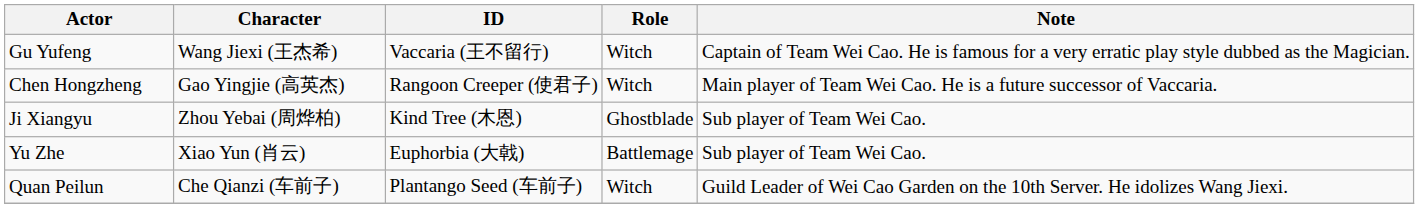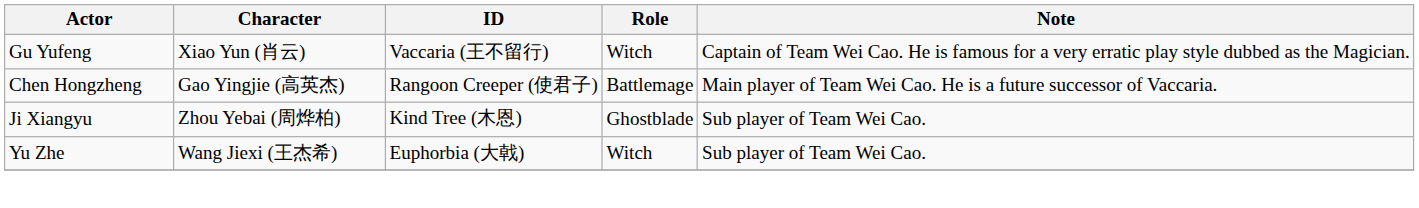(258, 50) Wang Jiexi (王杰希) -> (242, 50) Xiao Yun (肖云)
(630, 85) Witch -> (650, 85) Battlemage
(242, 152) Xiao Yun (肖云) -> (258, 152) Wang Jiexi (王杰希)
(650, 152) Battlemage -> (630, 152) Witch
- row: (56, 186)
